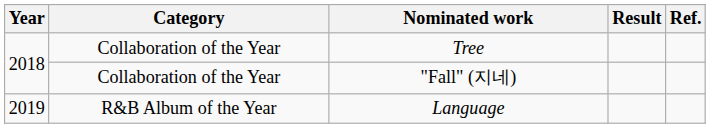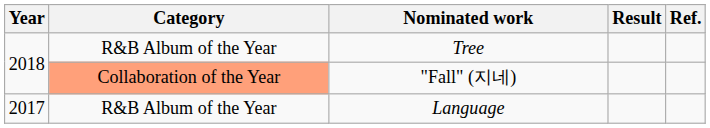(189, 47) Collaboration of the Year -> (189, 47) R&B Album of the Year
(189, 77) no background -> (189, 77) lightsalmon background
(27, 108) 2019 -> (27, 108) 2017
